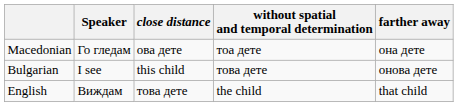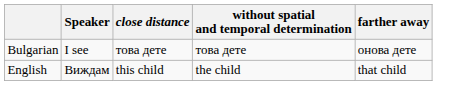- row: (39, 49)
(161, 70) this child -> (141, 49) това дете
(162, 91) това дете -> (140, 70) this child
